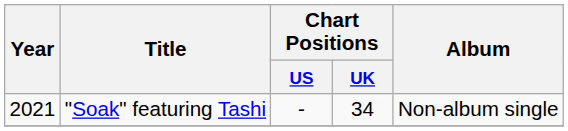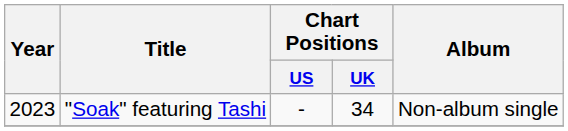(32, 109) 2021 -> (32, 109) 2023
